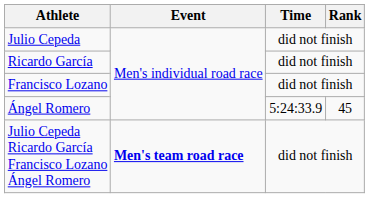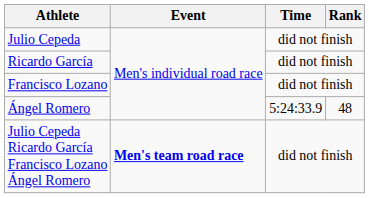(345, 108) 45 -> (345, 108) 48
